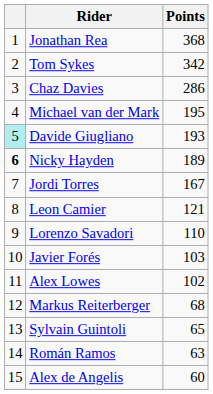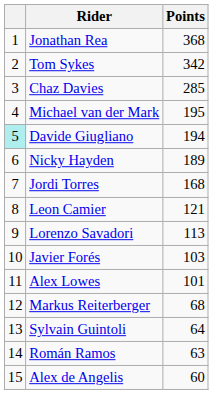(194, 88) 286 -> (194, 88) 285
(194, 137) 193 -> (194, 137) 194
(15, 161) bold -> (15, 161) normal
(194, 185) 167 -> (194, 185) 168
(194, 233) 110 -> (194, 233) 113
(194, 281) 102 -> (194, 281) 101
(198, 329) 65 -> (198, 329) 64
